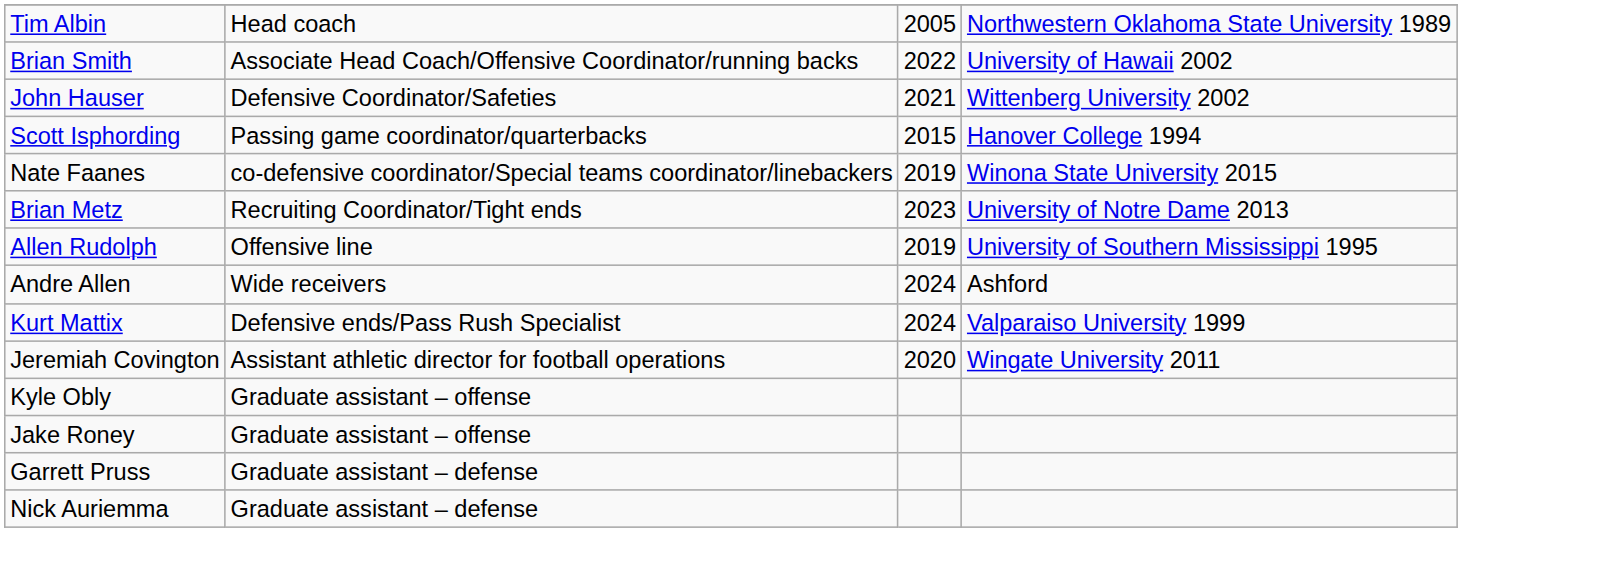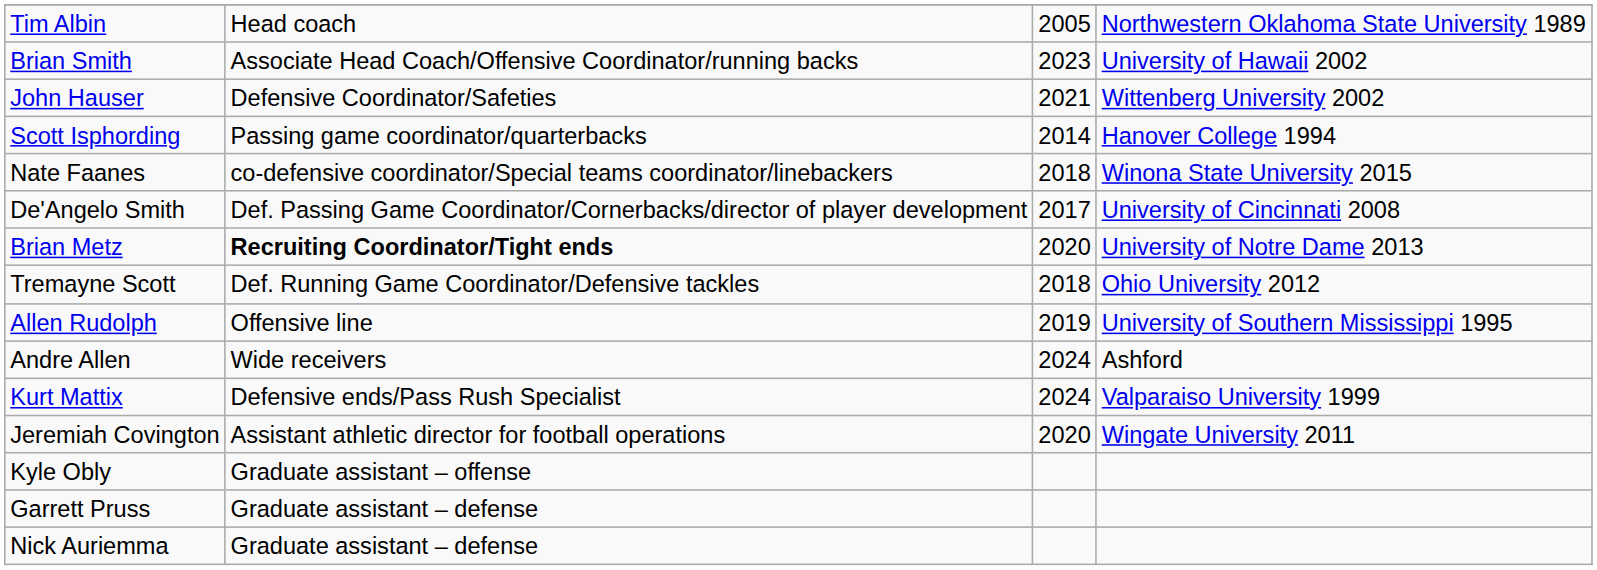(930, 61) 2022 -> (1065, 61) 2023
(930, 136) 2015 -> (1065, 136) 2014
(930, 173) 2019 -> (1065, 173) 2018
+ row: (98, 210)
(406, 210) normal -> (422, 247) bold
(930, 210) 2023 -> (1065, 247) 2020
+ row: (93, 285)
- row: (72, 434)
